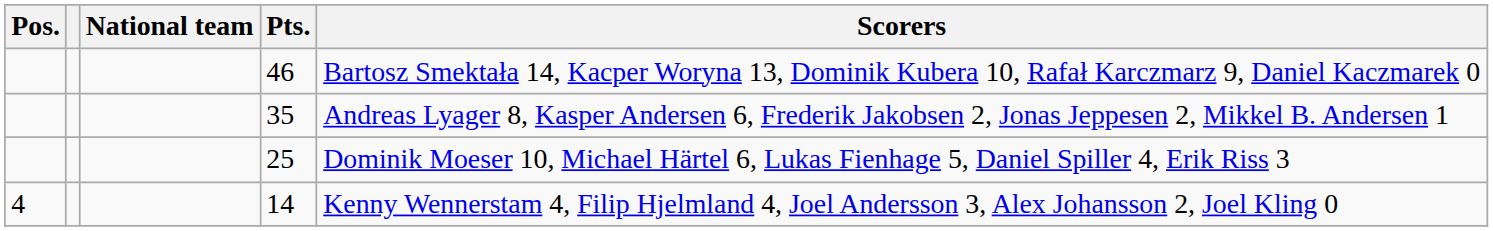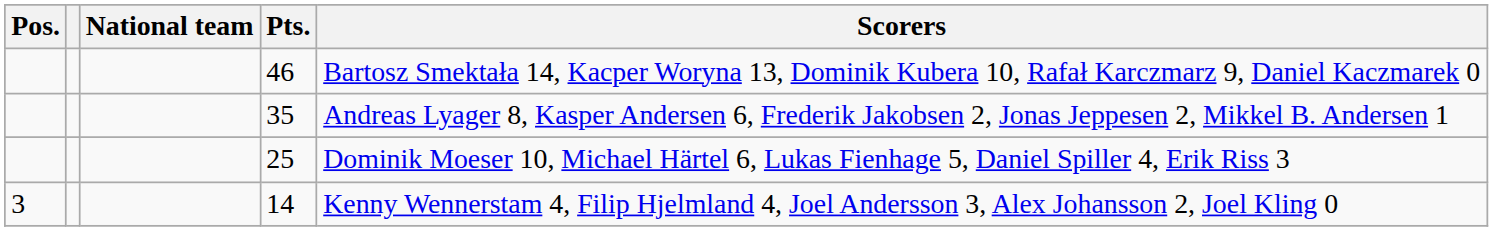(18, 203) 4 -> (18, 203) 3
